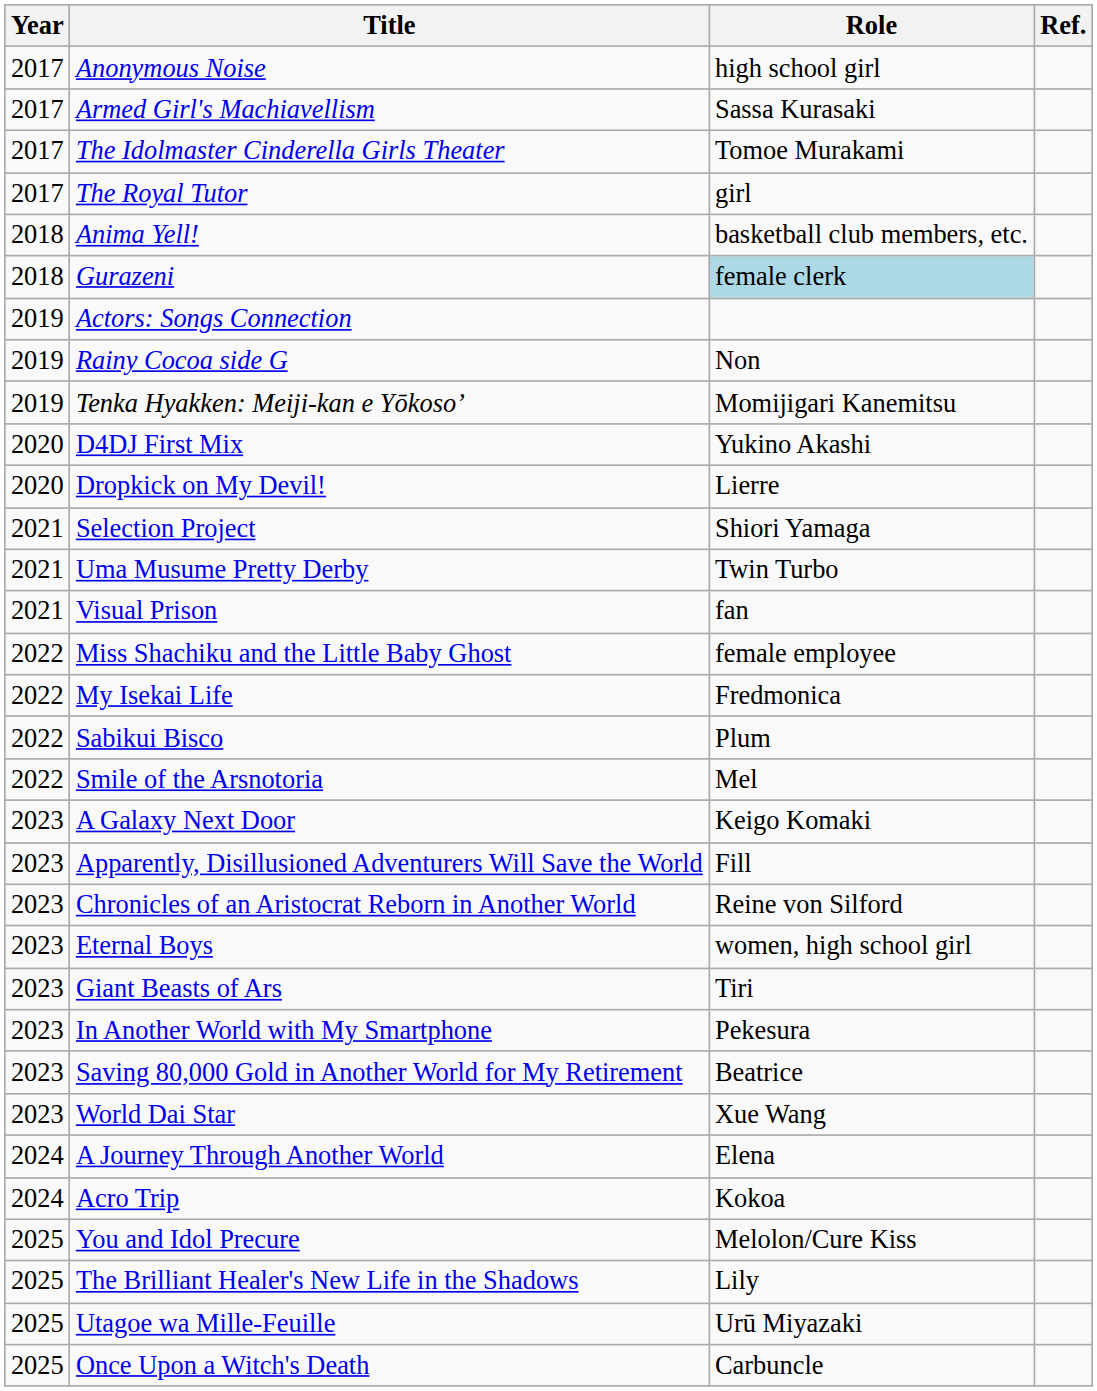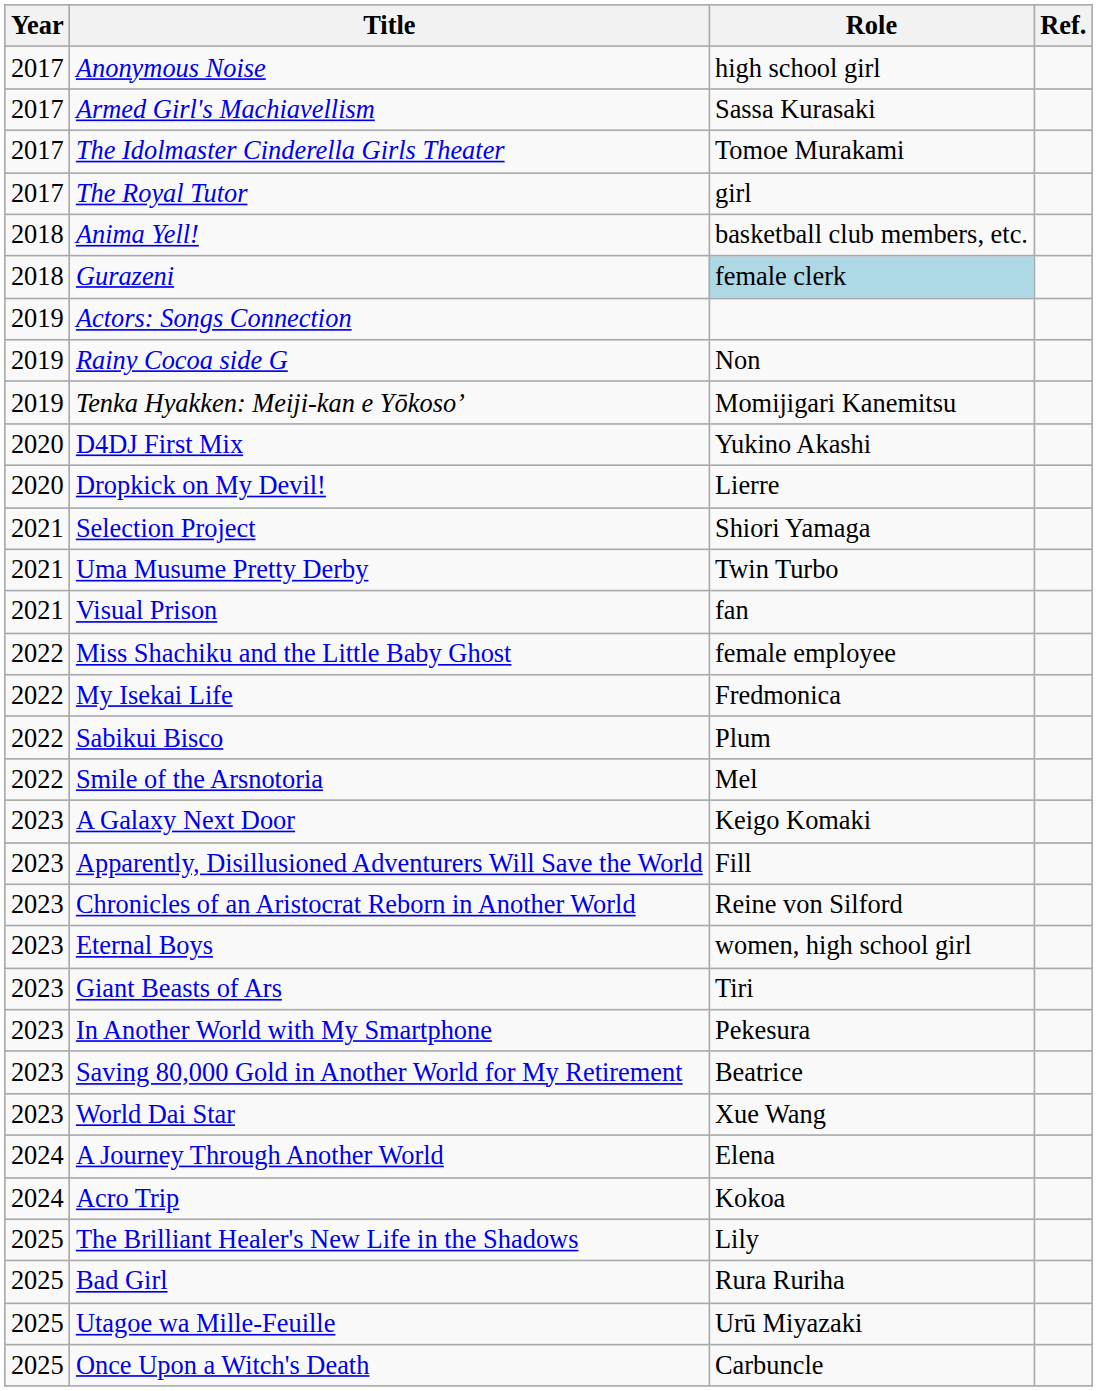- row: (188, 1239)
+ row: (122, 1281)
